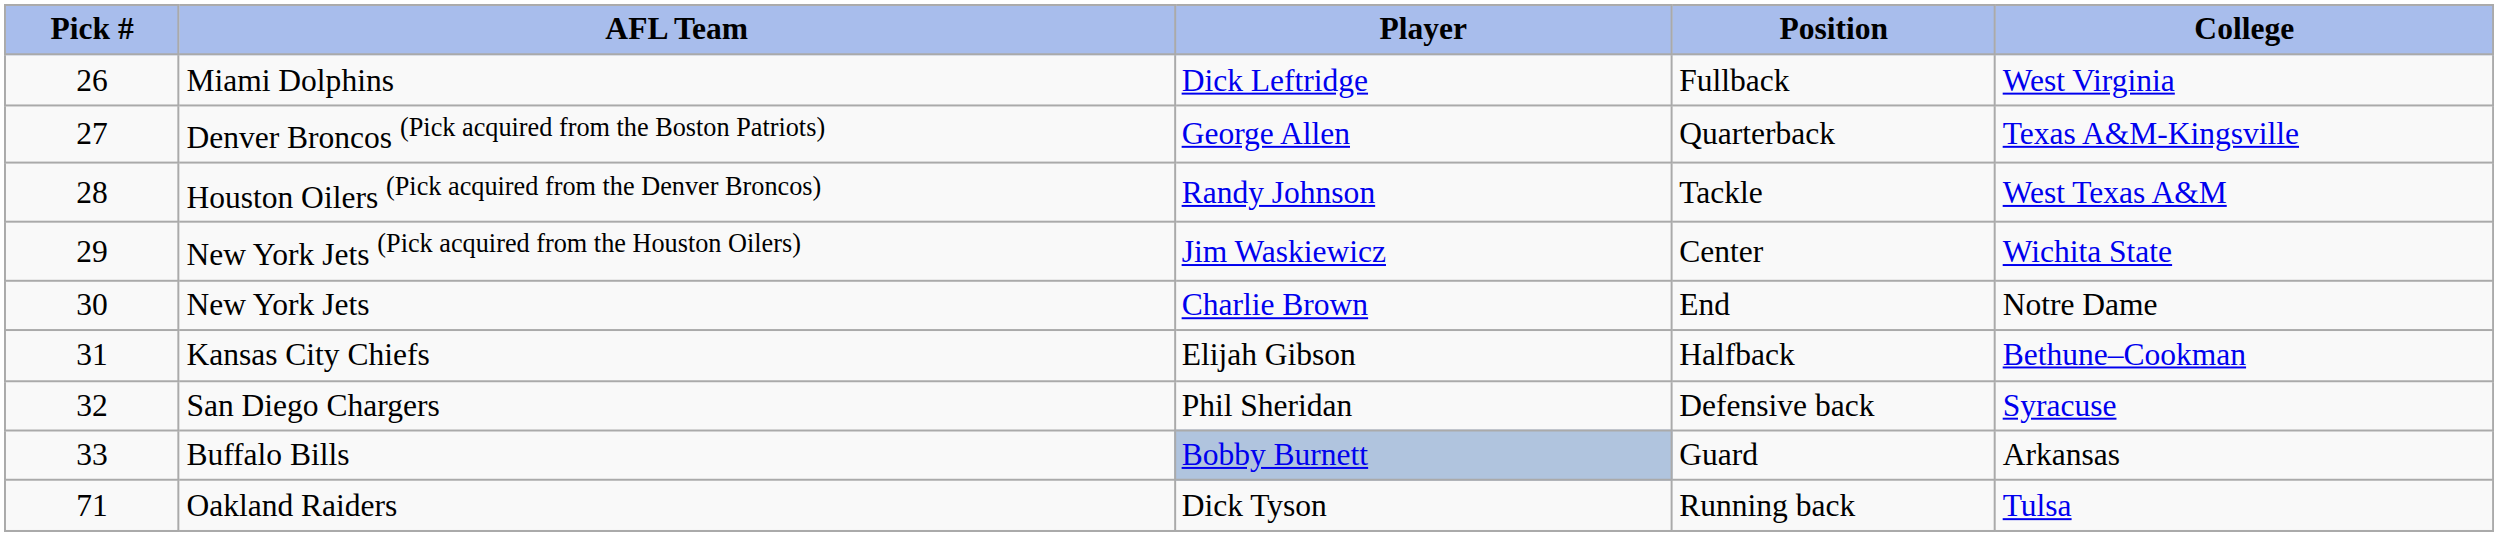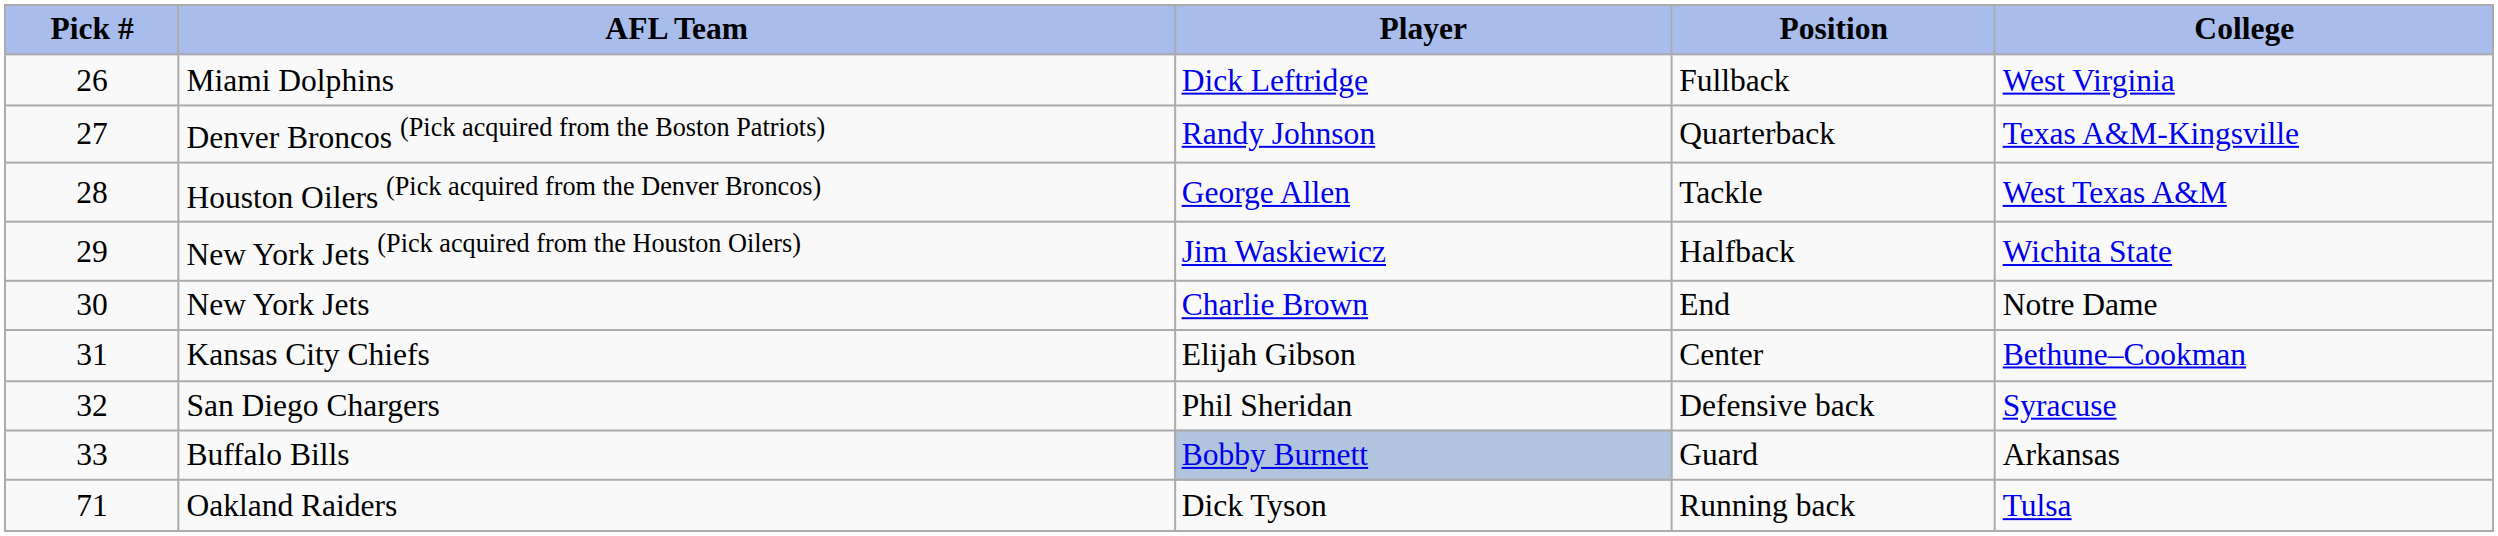(1266, 133) George Allen -> (1278, 133) Randy Johnson
(1278, 192) Randy Johnson -> (1266, 192) George Allen
(1721, 250) Center -> (1737, 250) Halfback
(1737, 355) Halfback -> (1721, 355) Center
